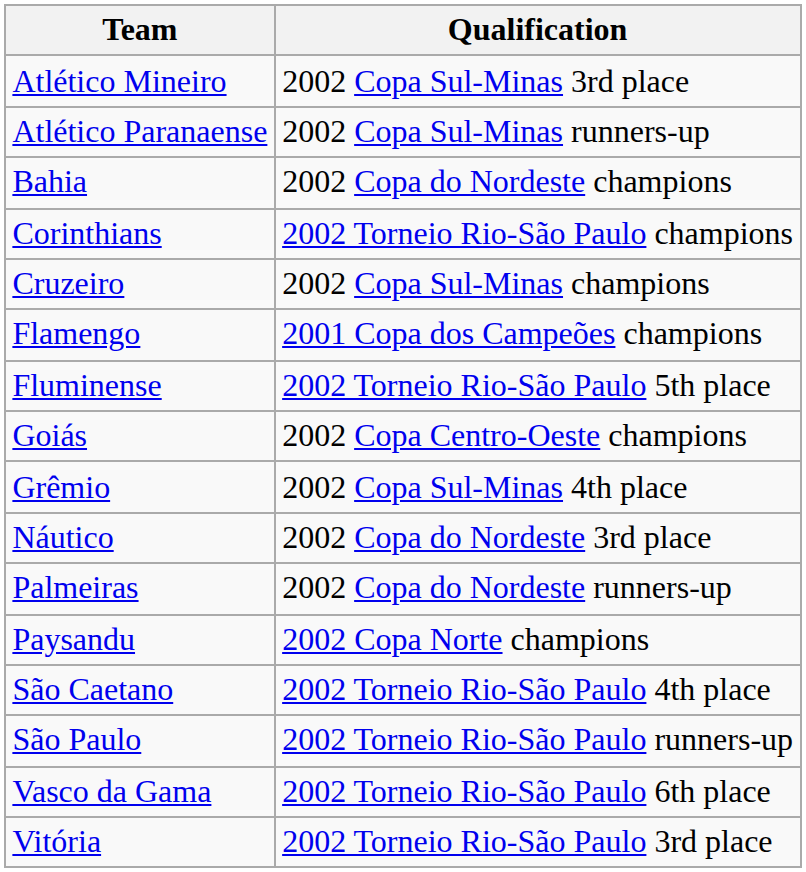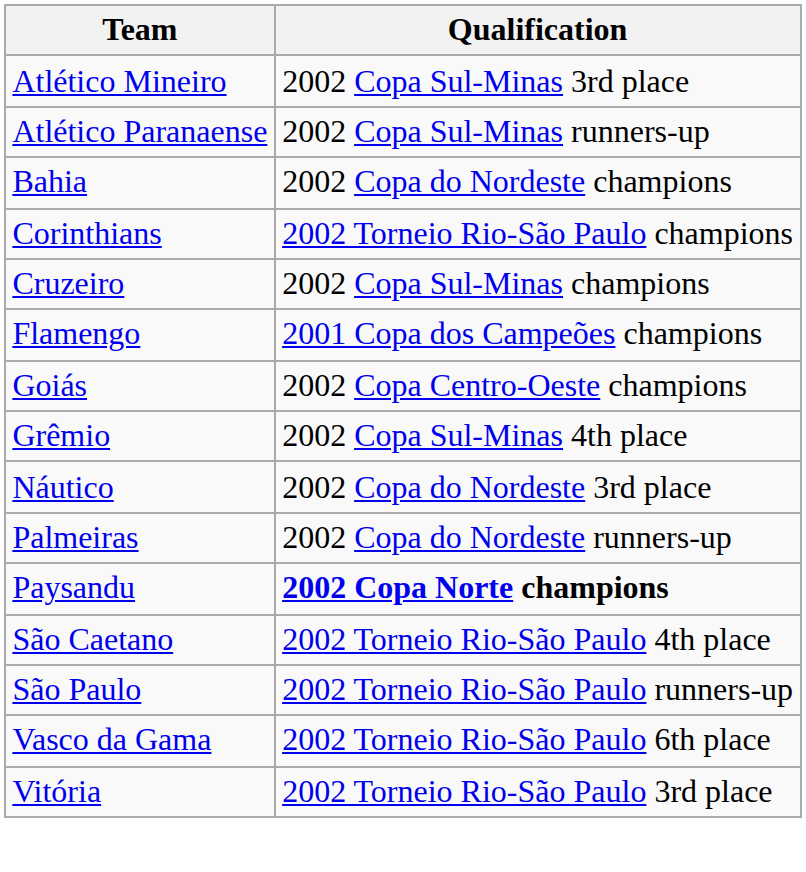- row: (87, 385)
(466, 638) normal -> (475, 588) bold
